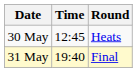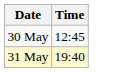- column: (110, 15)
